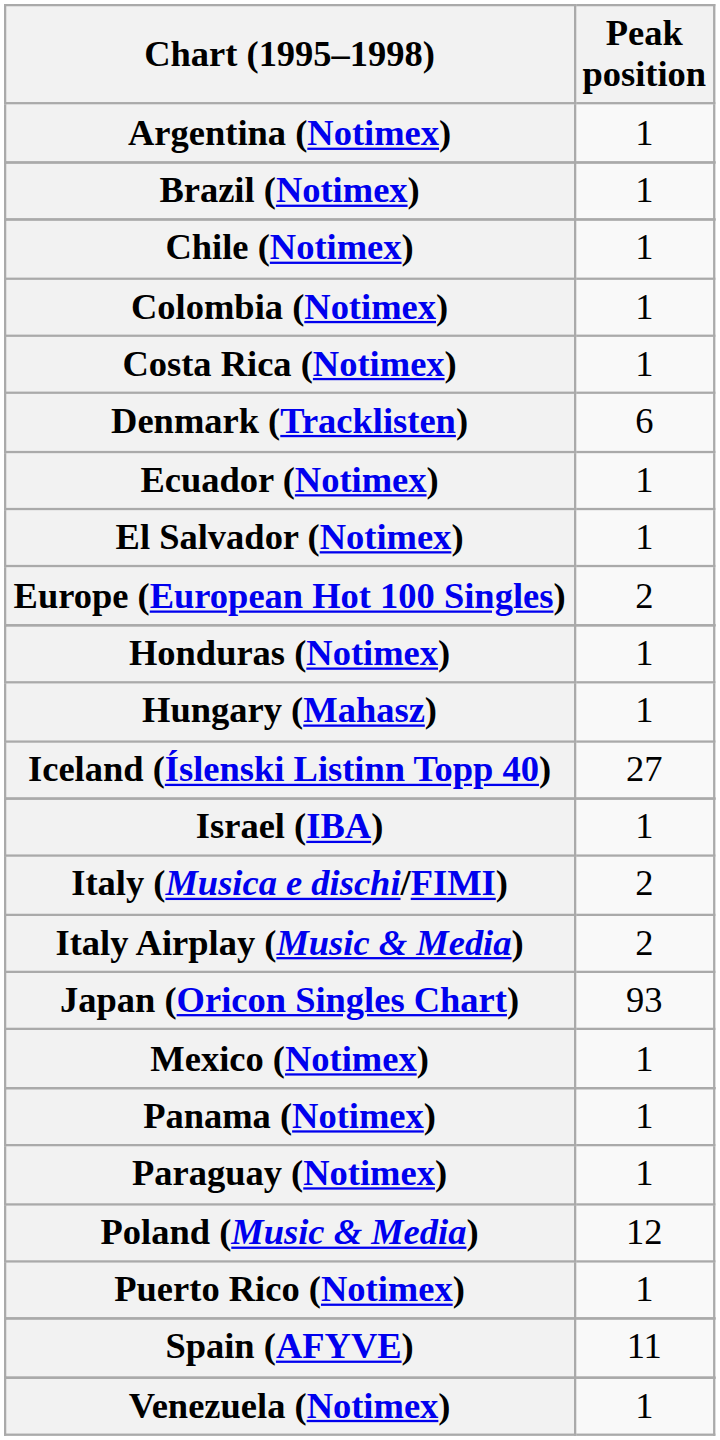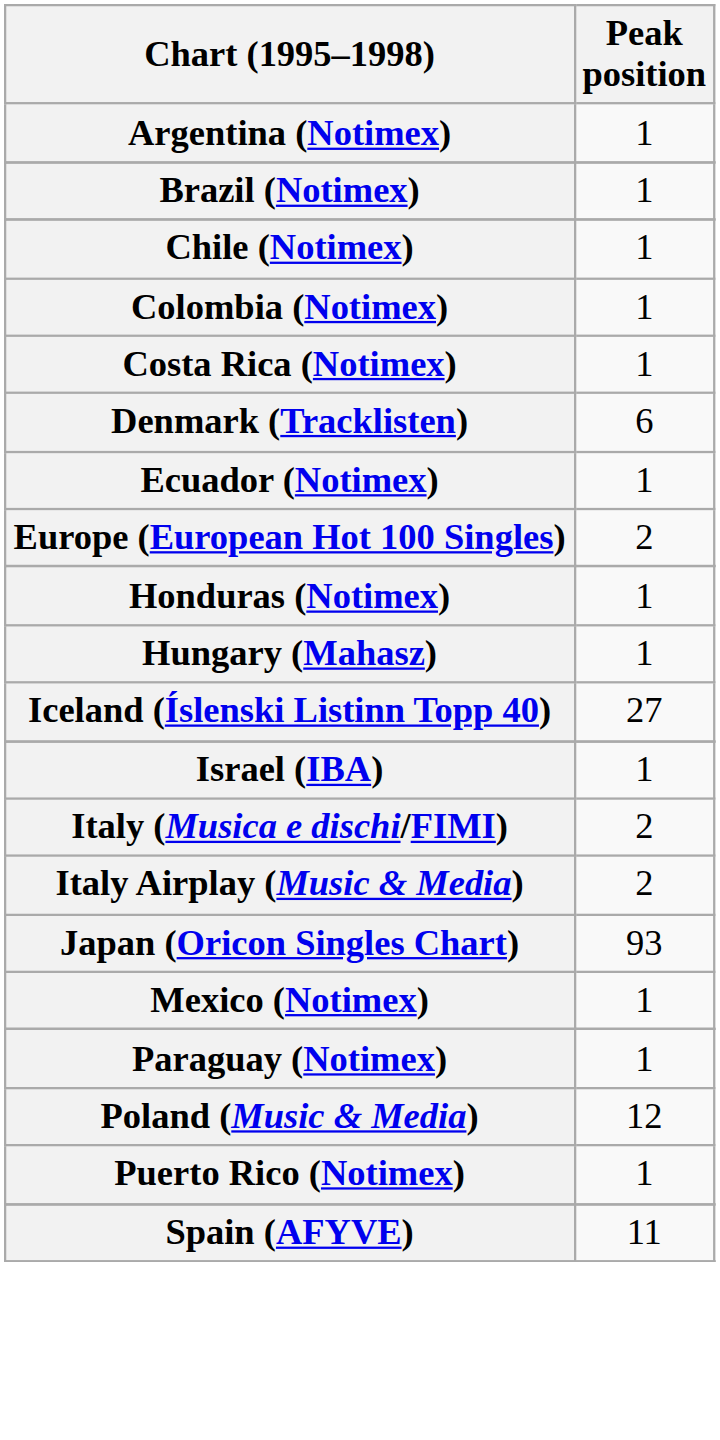- row: (290, 537)
- row: (290, 1115)
- row: (290, 1405)
